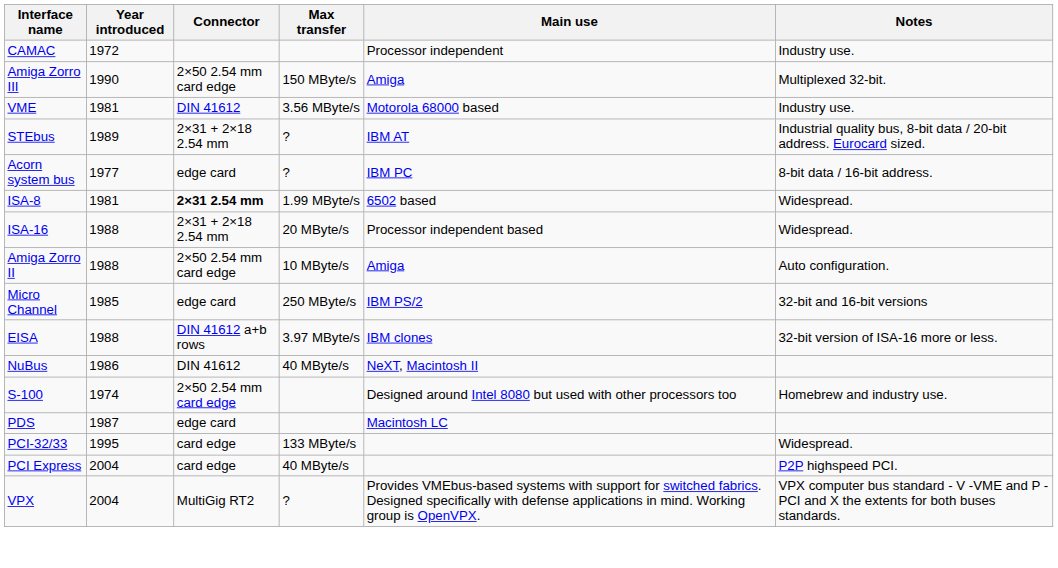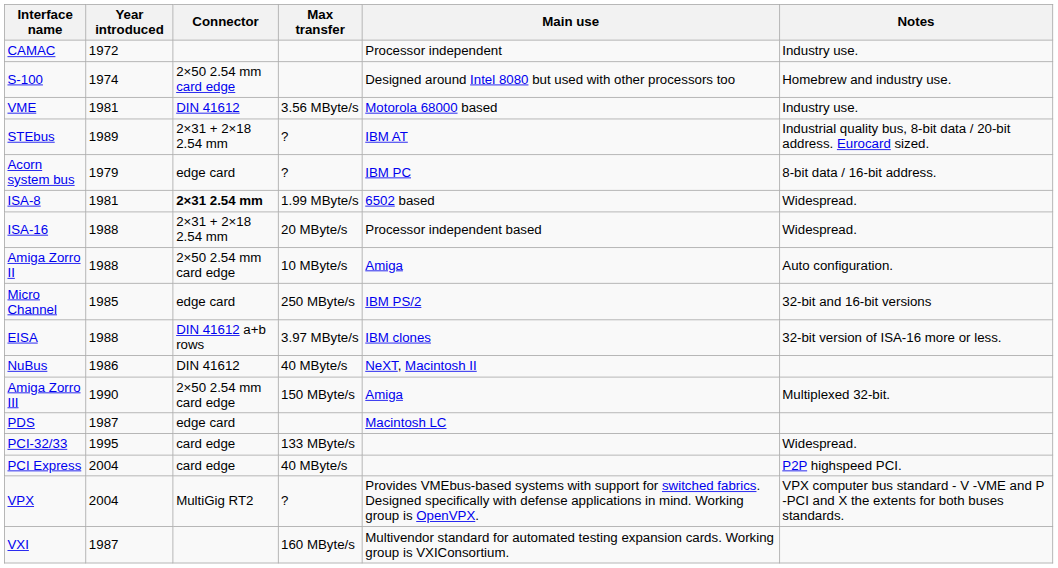rows swapped: (25, 394) <-> (44, 79)
(104, 172) 1977 -> (104, 172) 1979
+ row: (18, 544)
